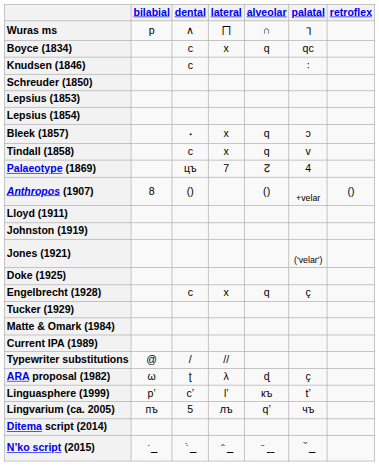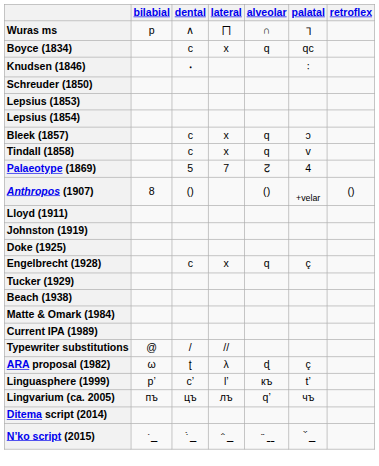(190, 65) c -> (190, 67) ꞏ
(190, 134) ꞏ -> (190, 135) c
(190, 168) цъ -> (190, 168) 5
- row: (39, 253)
+ row: (39, 297)
(190, 410) 5 -> (190, 398) цъ
